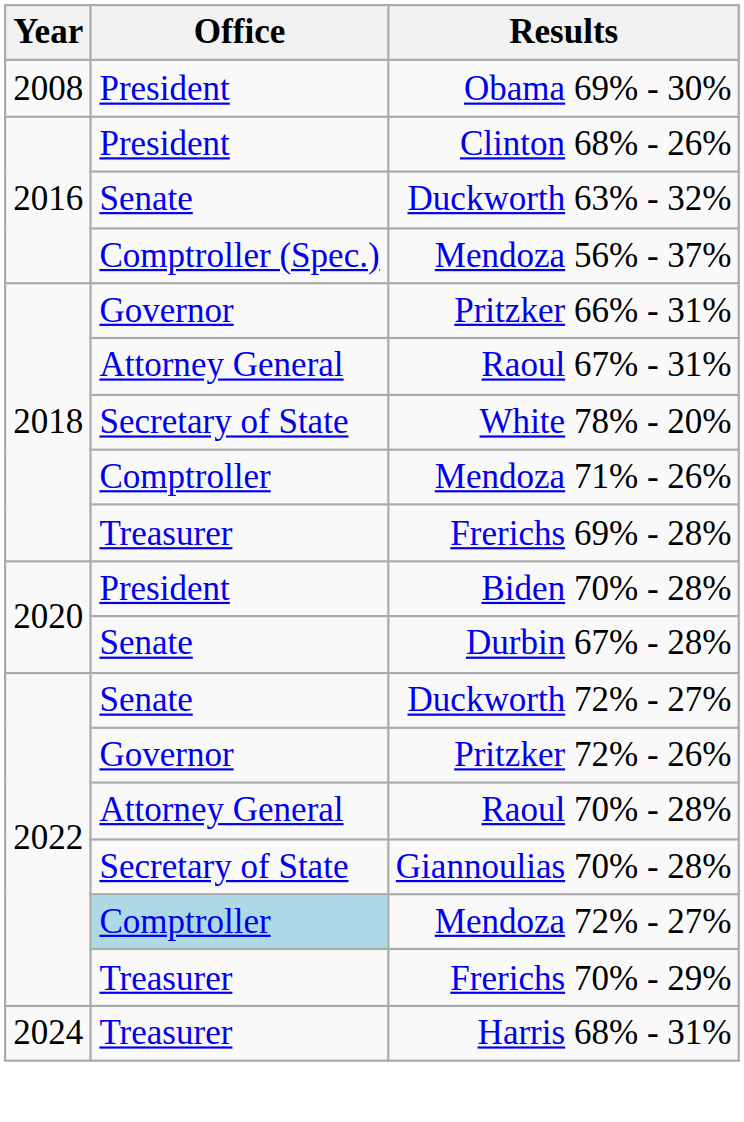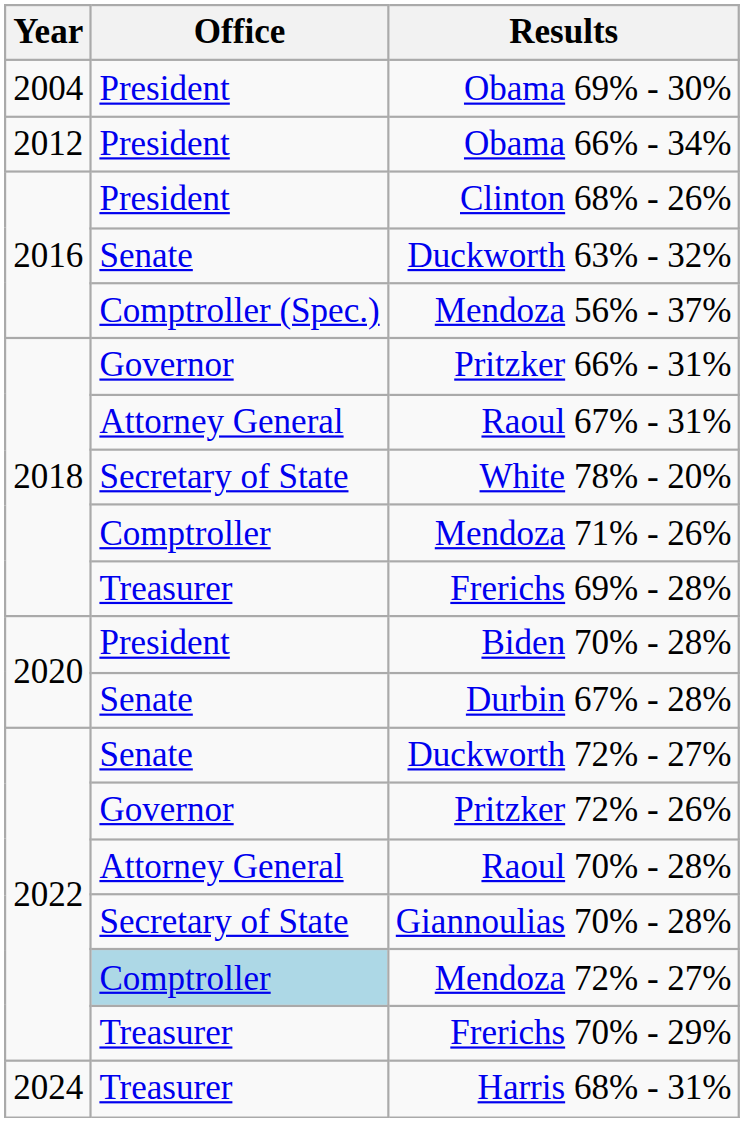(48, 87) 2008 -> (48, 87) 2004
+ row: (598, 143)
